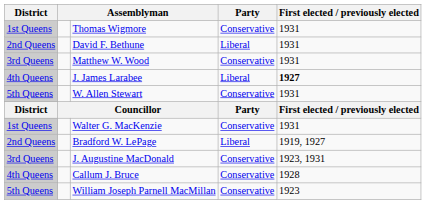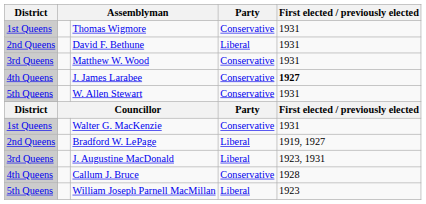(235, 77) Liberal -> (247, 77) Conservative
(247, 158) Conservative -> (235, 158) Liberal
(247, 191) Conservative -> (235, 191) Liberal
